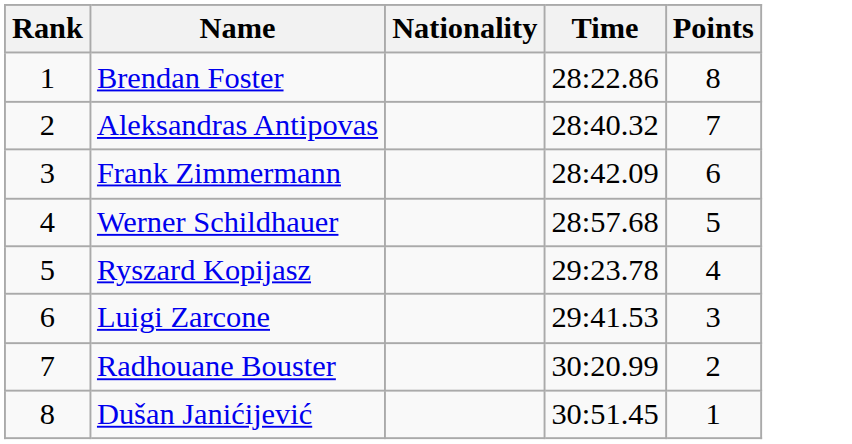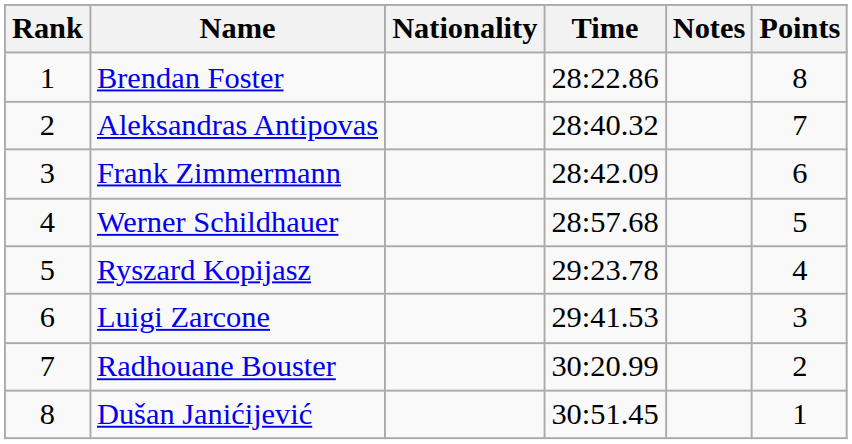+ column: (709, 28)
